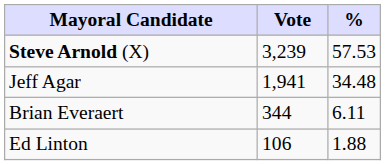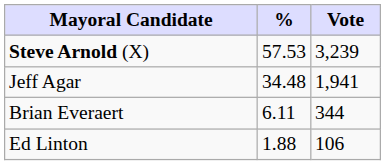columns swapped: (293, 19) <-> (354, 19)
